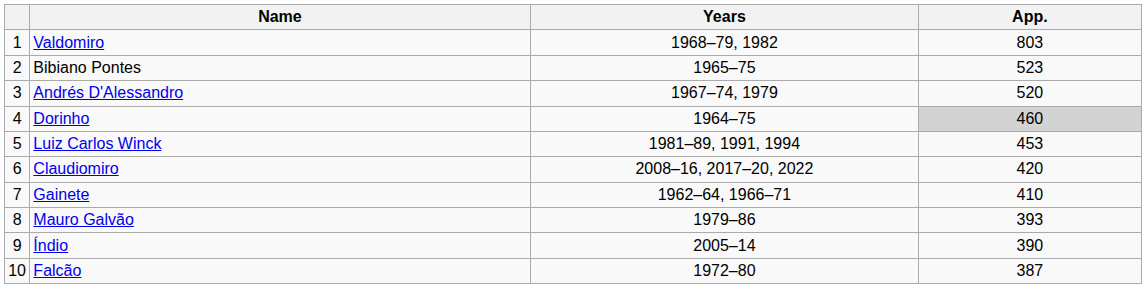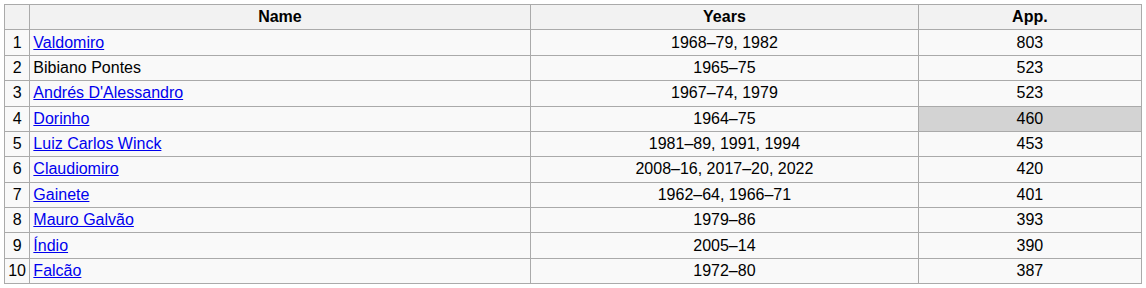(1030, 93) 520 -> (1030, 93) 523
(1030, 194) 410 -> (1030, 194) 401
